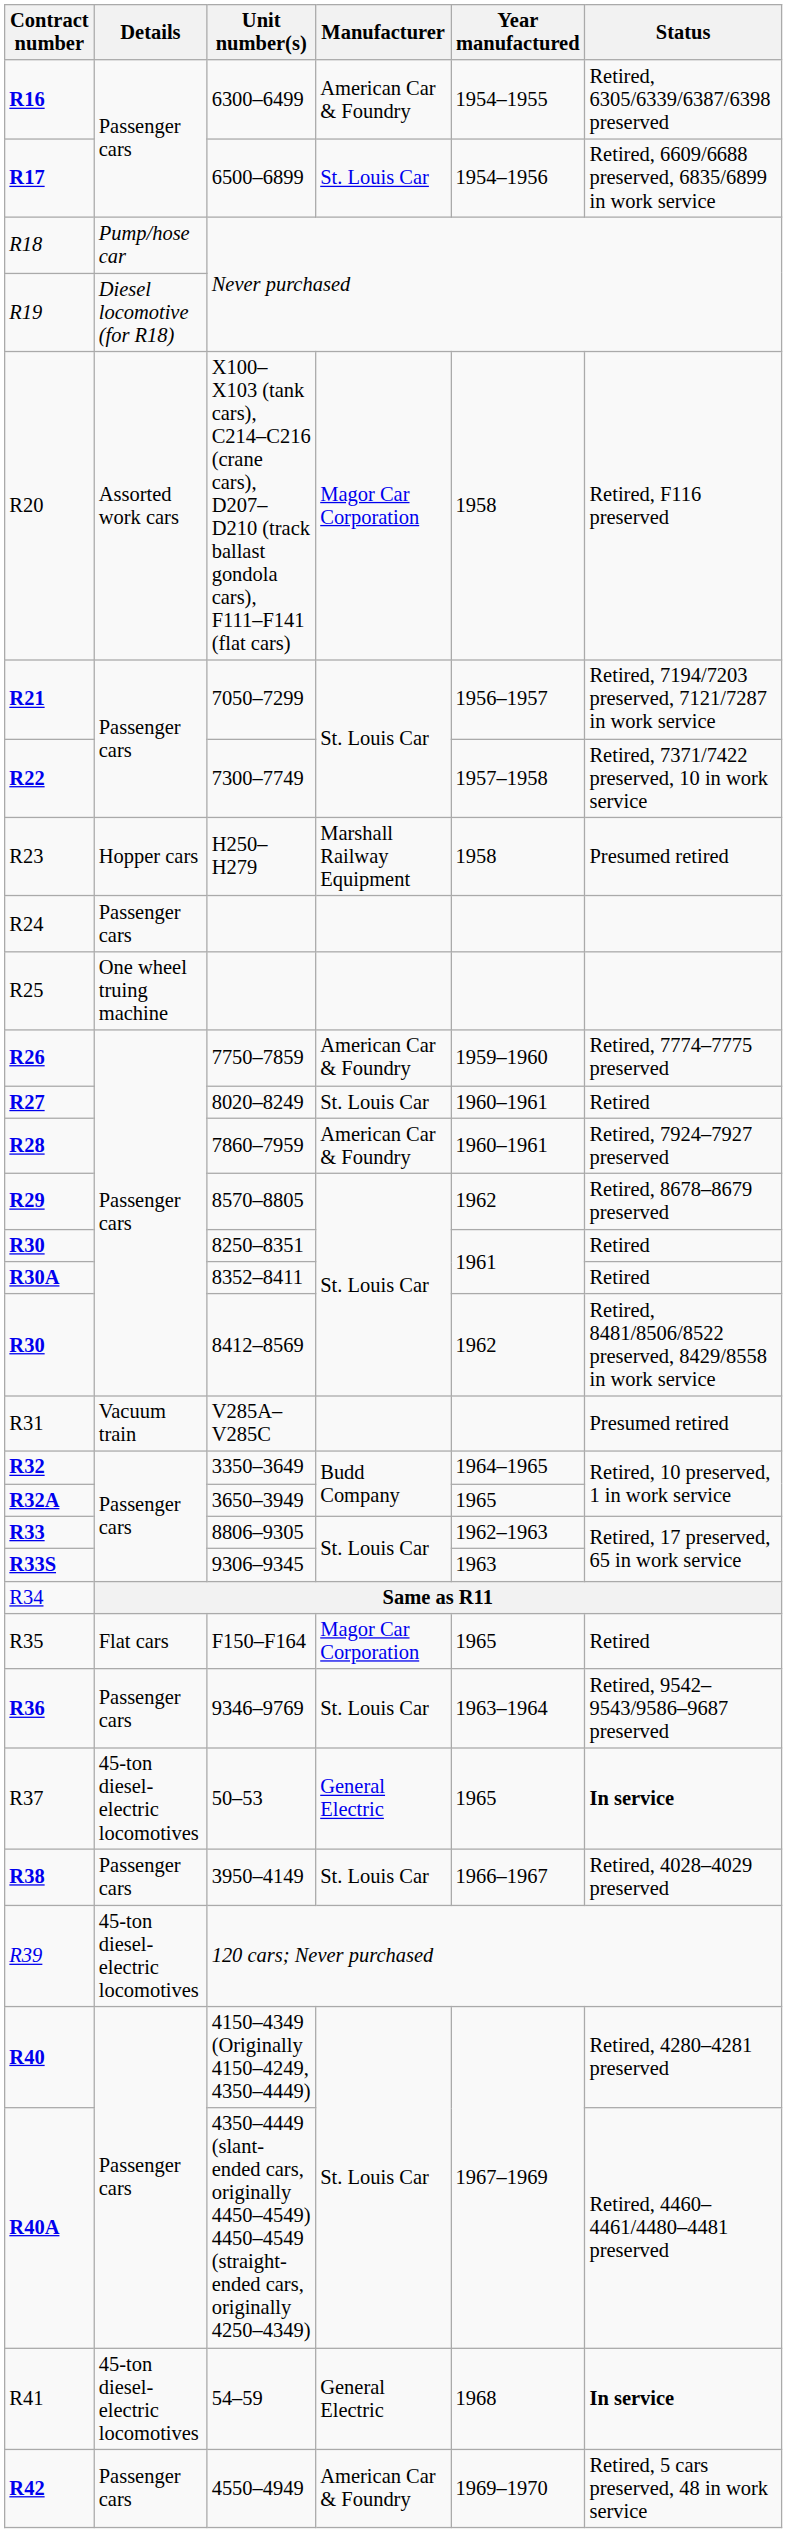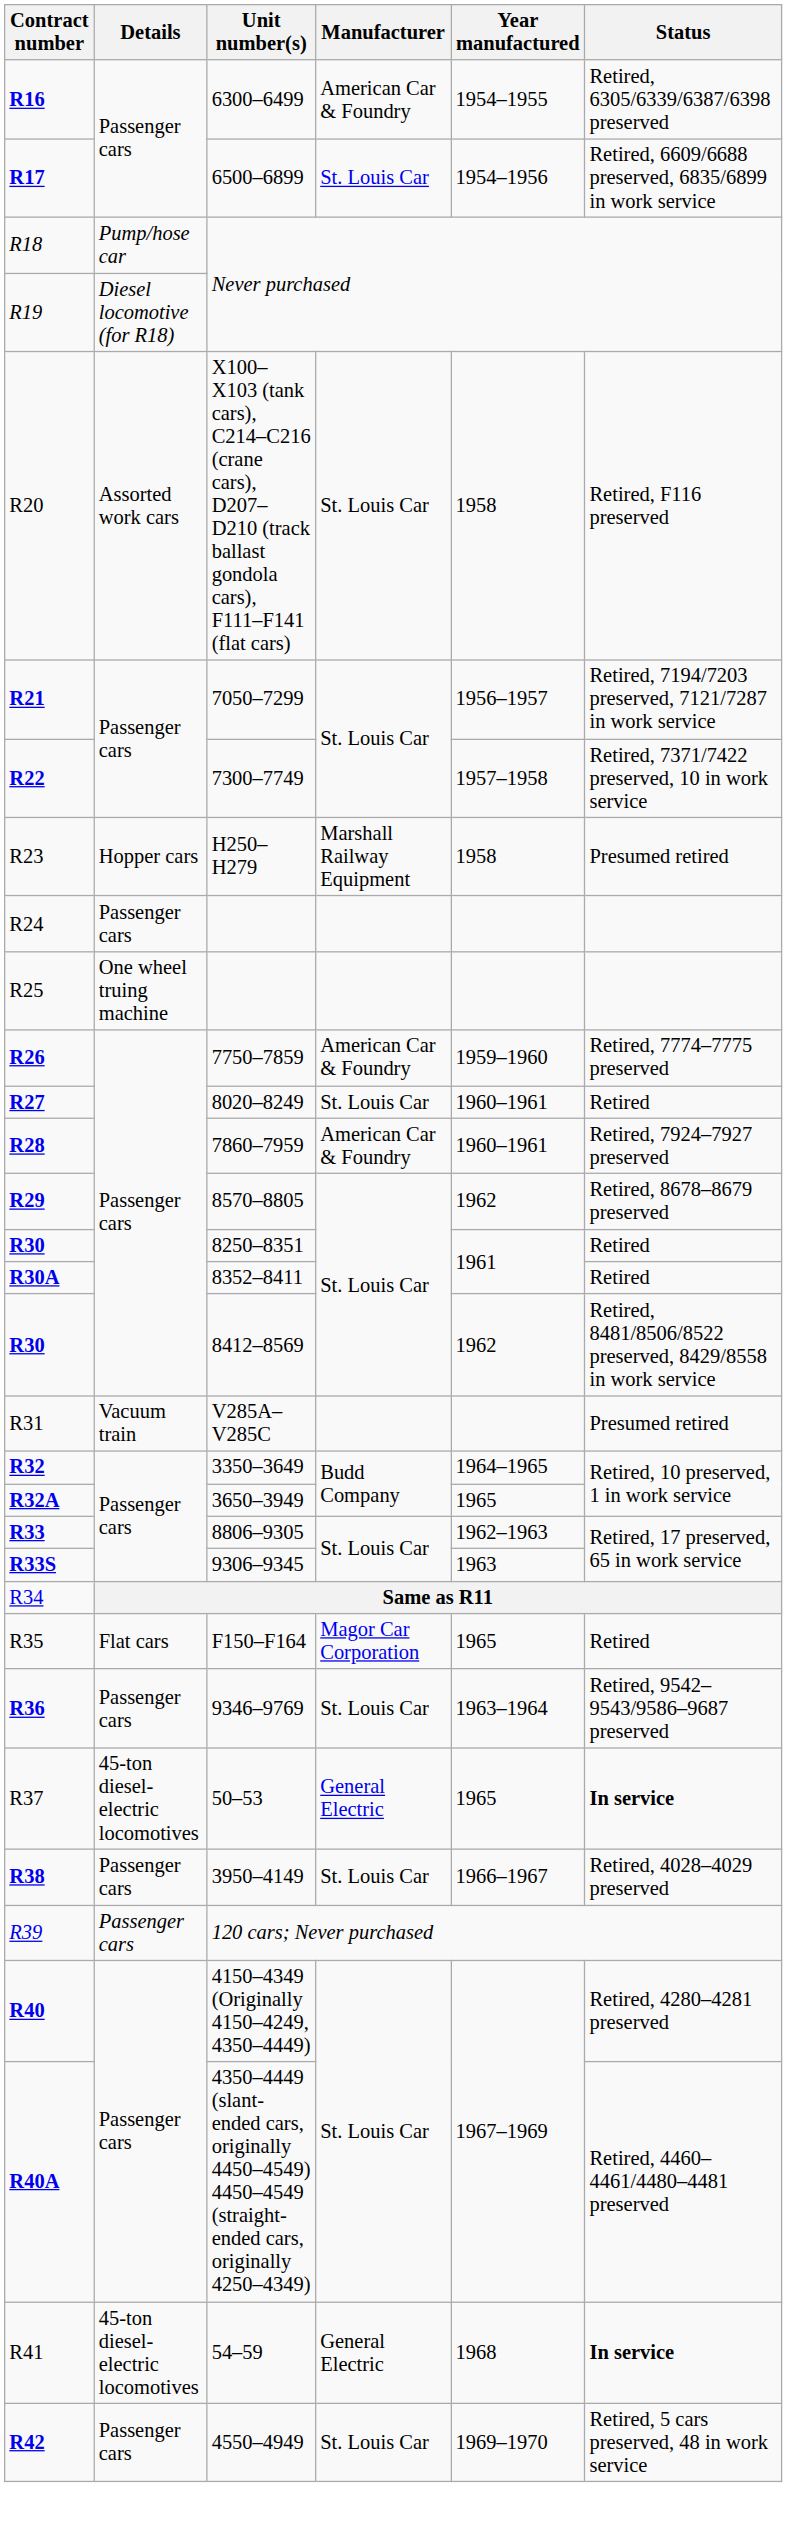(370, 505) Magor Car Corporation -> (375, 505) St. Louis Car
(149, 1955) 45-ton diesel-electric locomotives -> (141, 1932) Passenger cars
(378, 2488) American Car & Foundry -> (375, 2442) St. Louis Car
